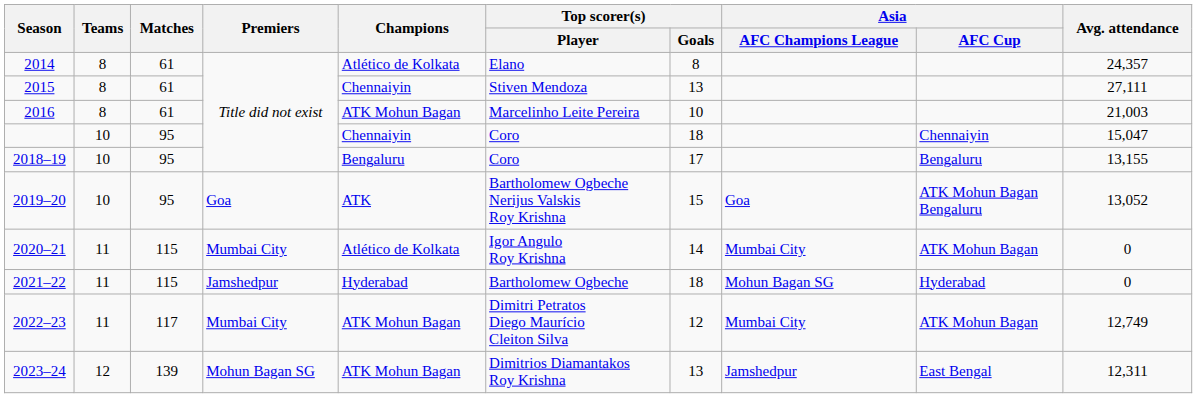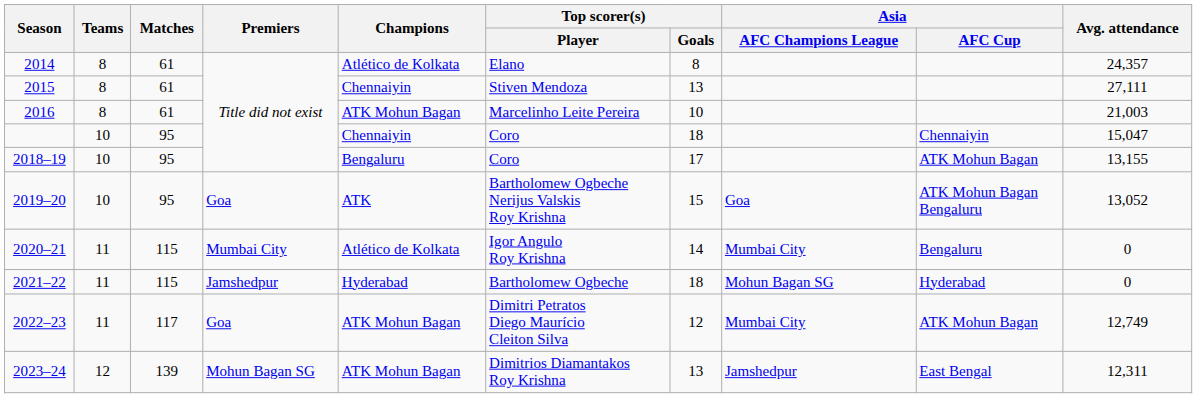(951, 159) Bengaluru -> (979, 159) ATK Mohun Bagan
(979, 249) ATK Mohun Bagan -> (951, 249) Bengaluru
(246, 322) Mumbai City -> (219, 322) Goa
